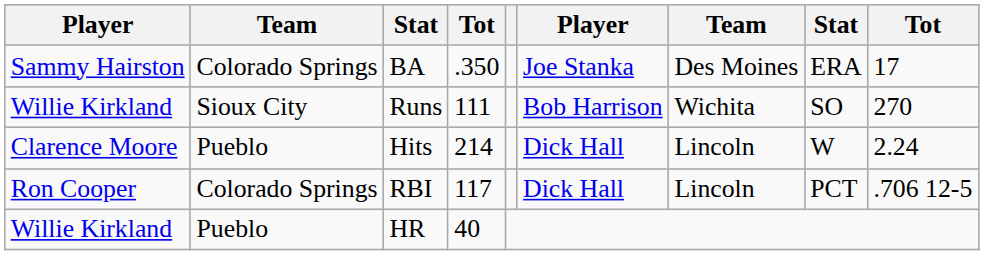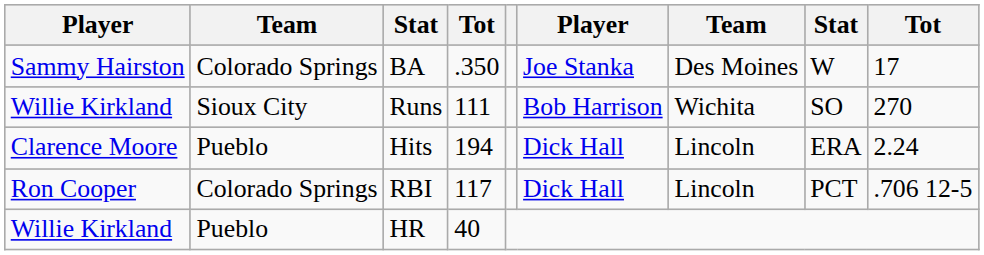(836, 65) ERA -> (822, 65) W
(474, 147) 214 -> (474, 147) 194
(822, 147) W -> (836, 147) ERA
